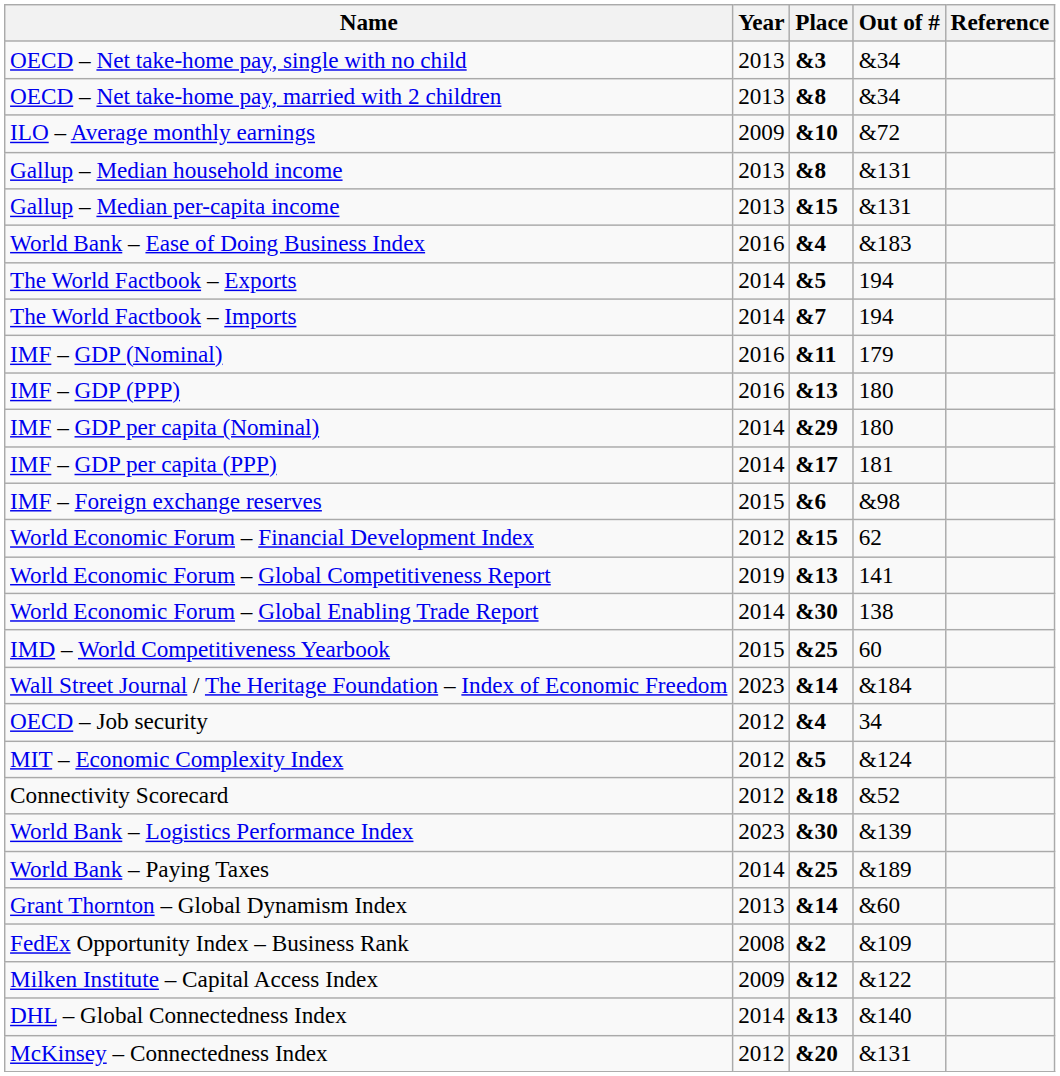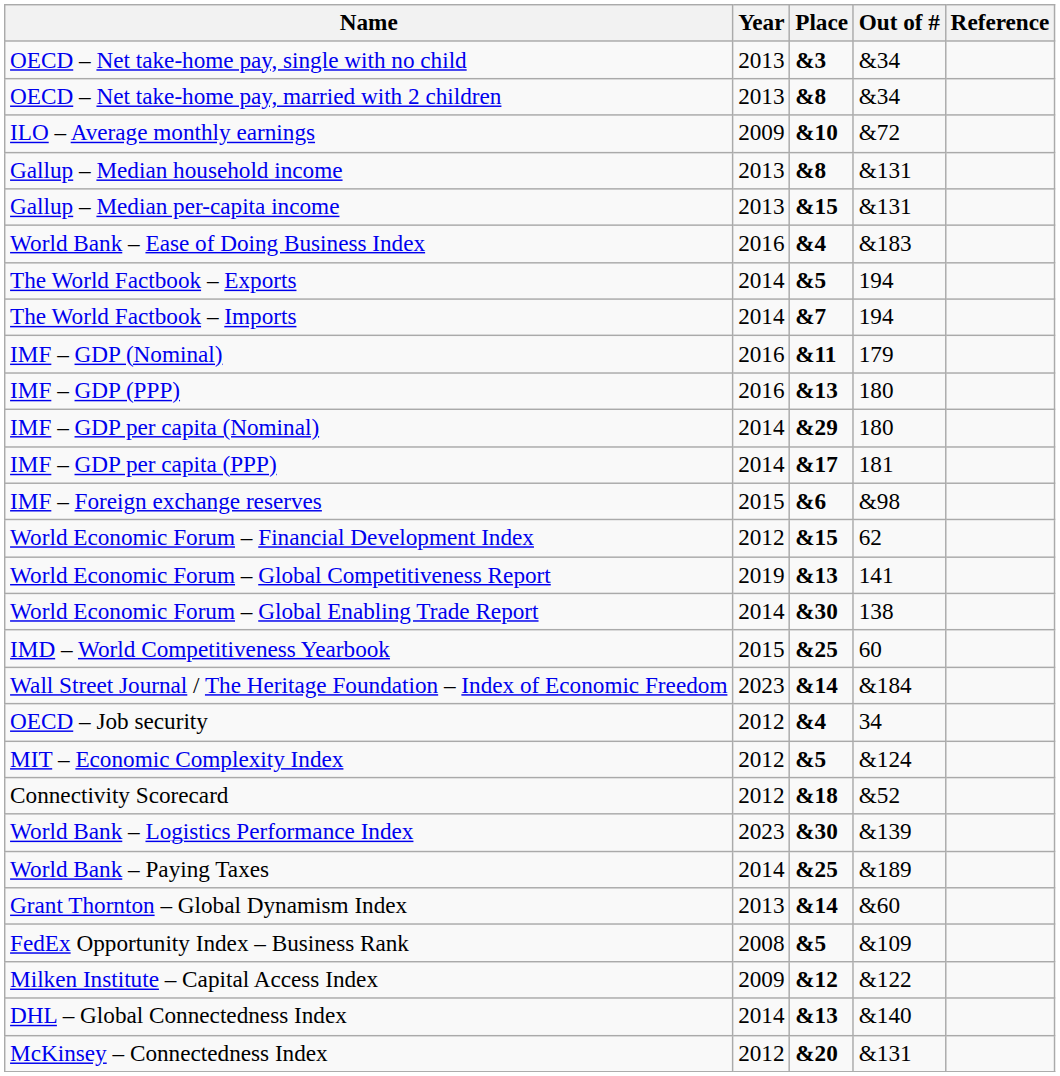(811, 942) &2 -> (811, 942) &5
